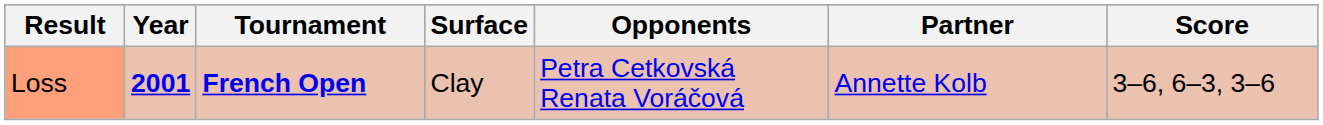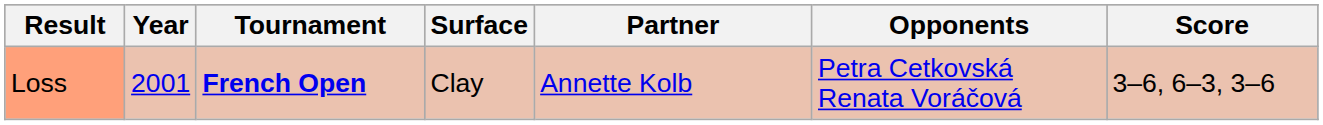columns swapped: (967, 25) <-> (681, 25)
(161, 82) bold -> (161, 82) normal
